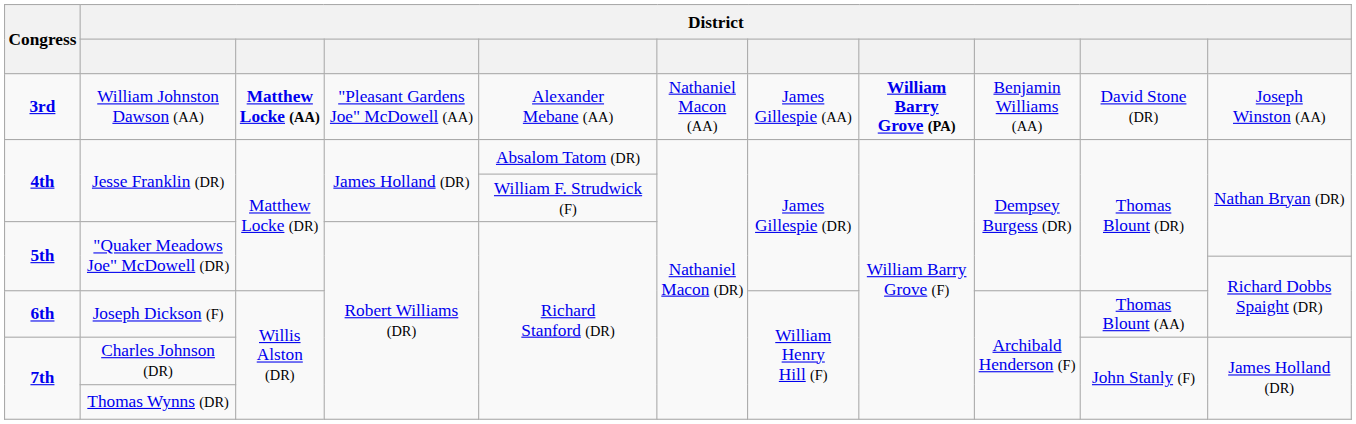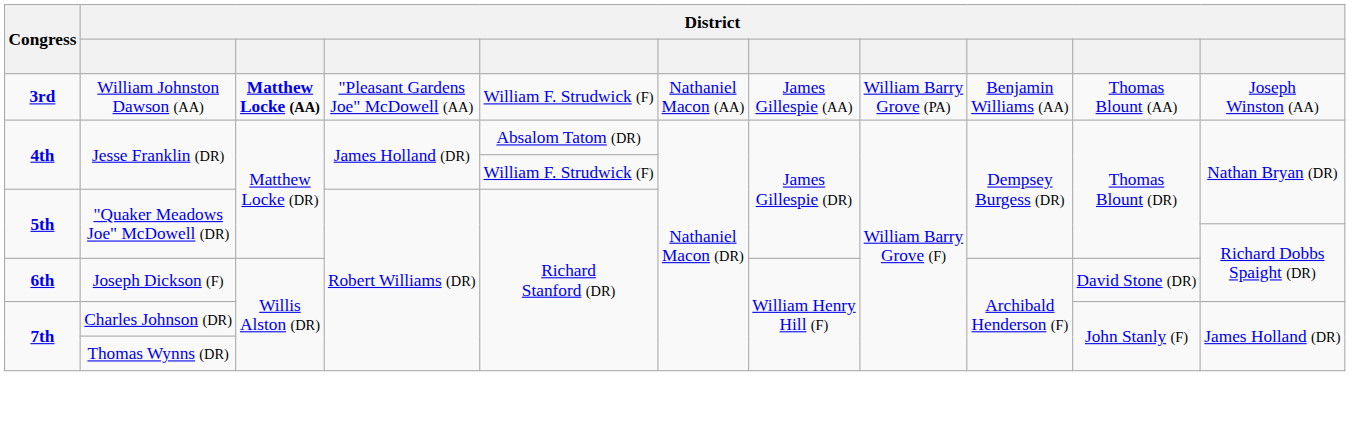(568, 106) Alexander Mebane (AA) -> (569, 97) William F. Strudwick (F)
(917, 106) bold -> (913, 97) normal
(1143, 106) David Stone (DR) -> (1136, 97) Thomas Blount (AA)
(1143, 313) Thomas Blount (AA) -> (1136, 280) David Stone (DR)
